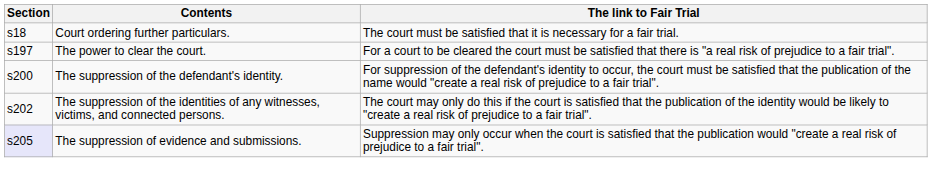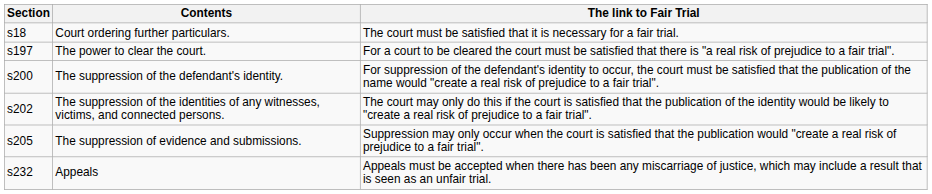(20, 141) lavender background -> (20, 141) no background
+ row: (77, 173)
